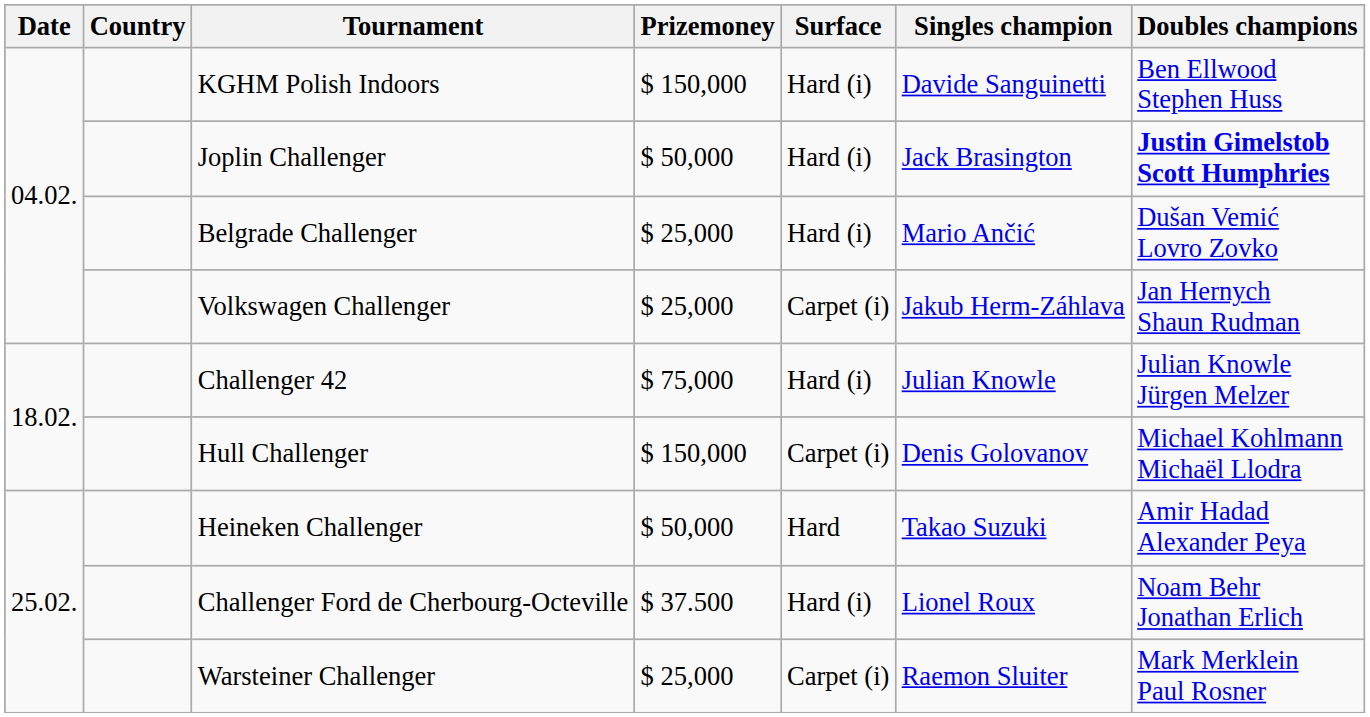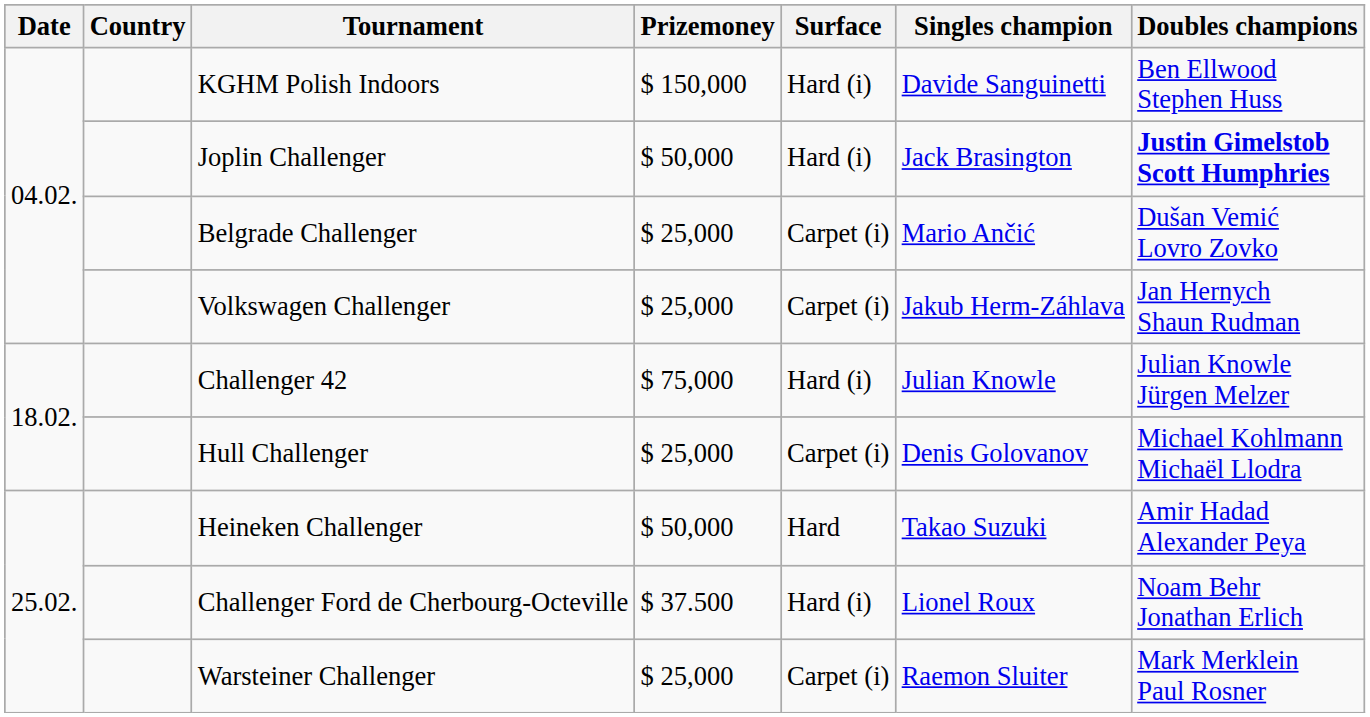(829, 231) Hard (i) -> (838, 231) Carpet (i)
(694, 453) $ 150,000 -> (687, 453) $ 25,000
